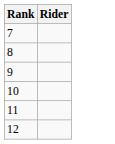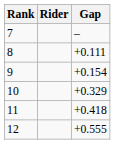+ column: (90, 14)
